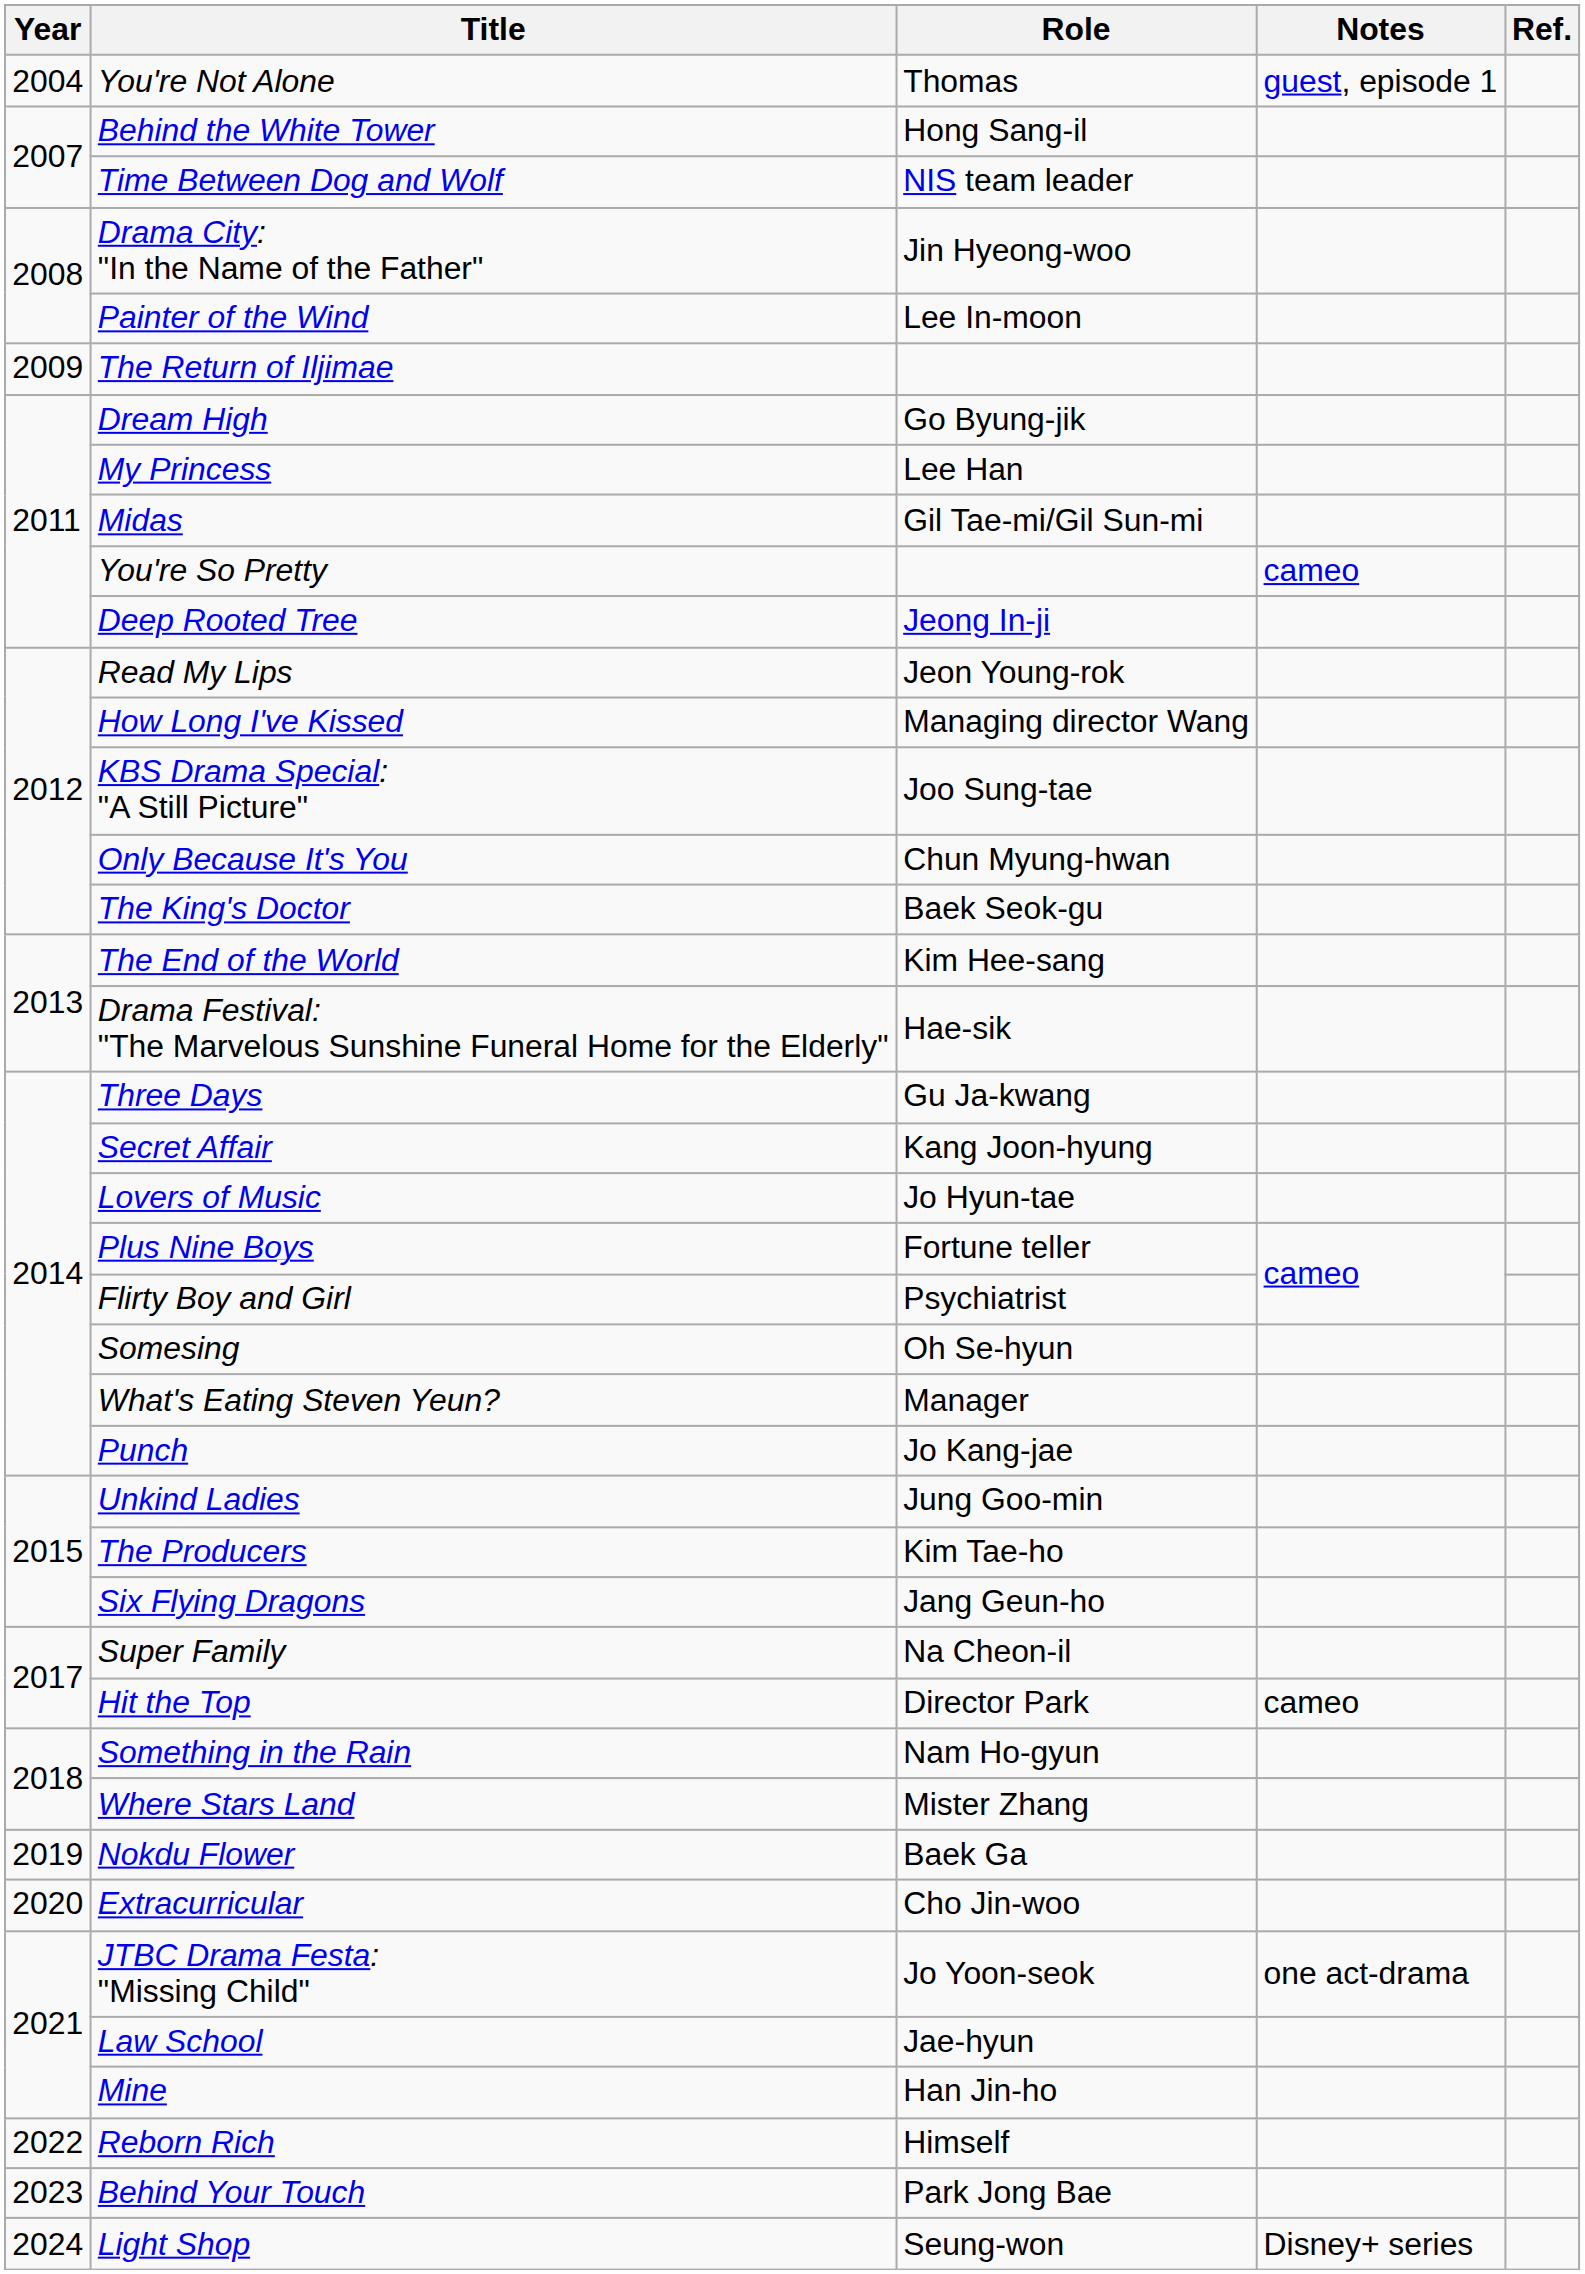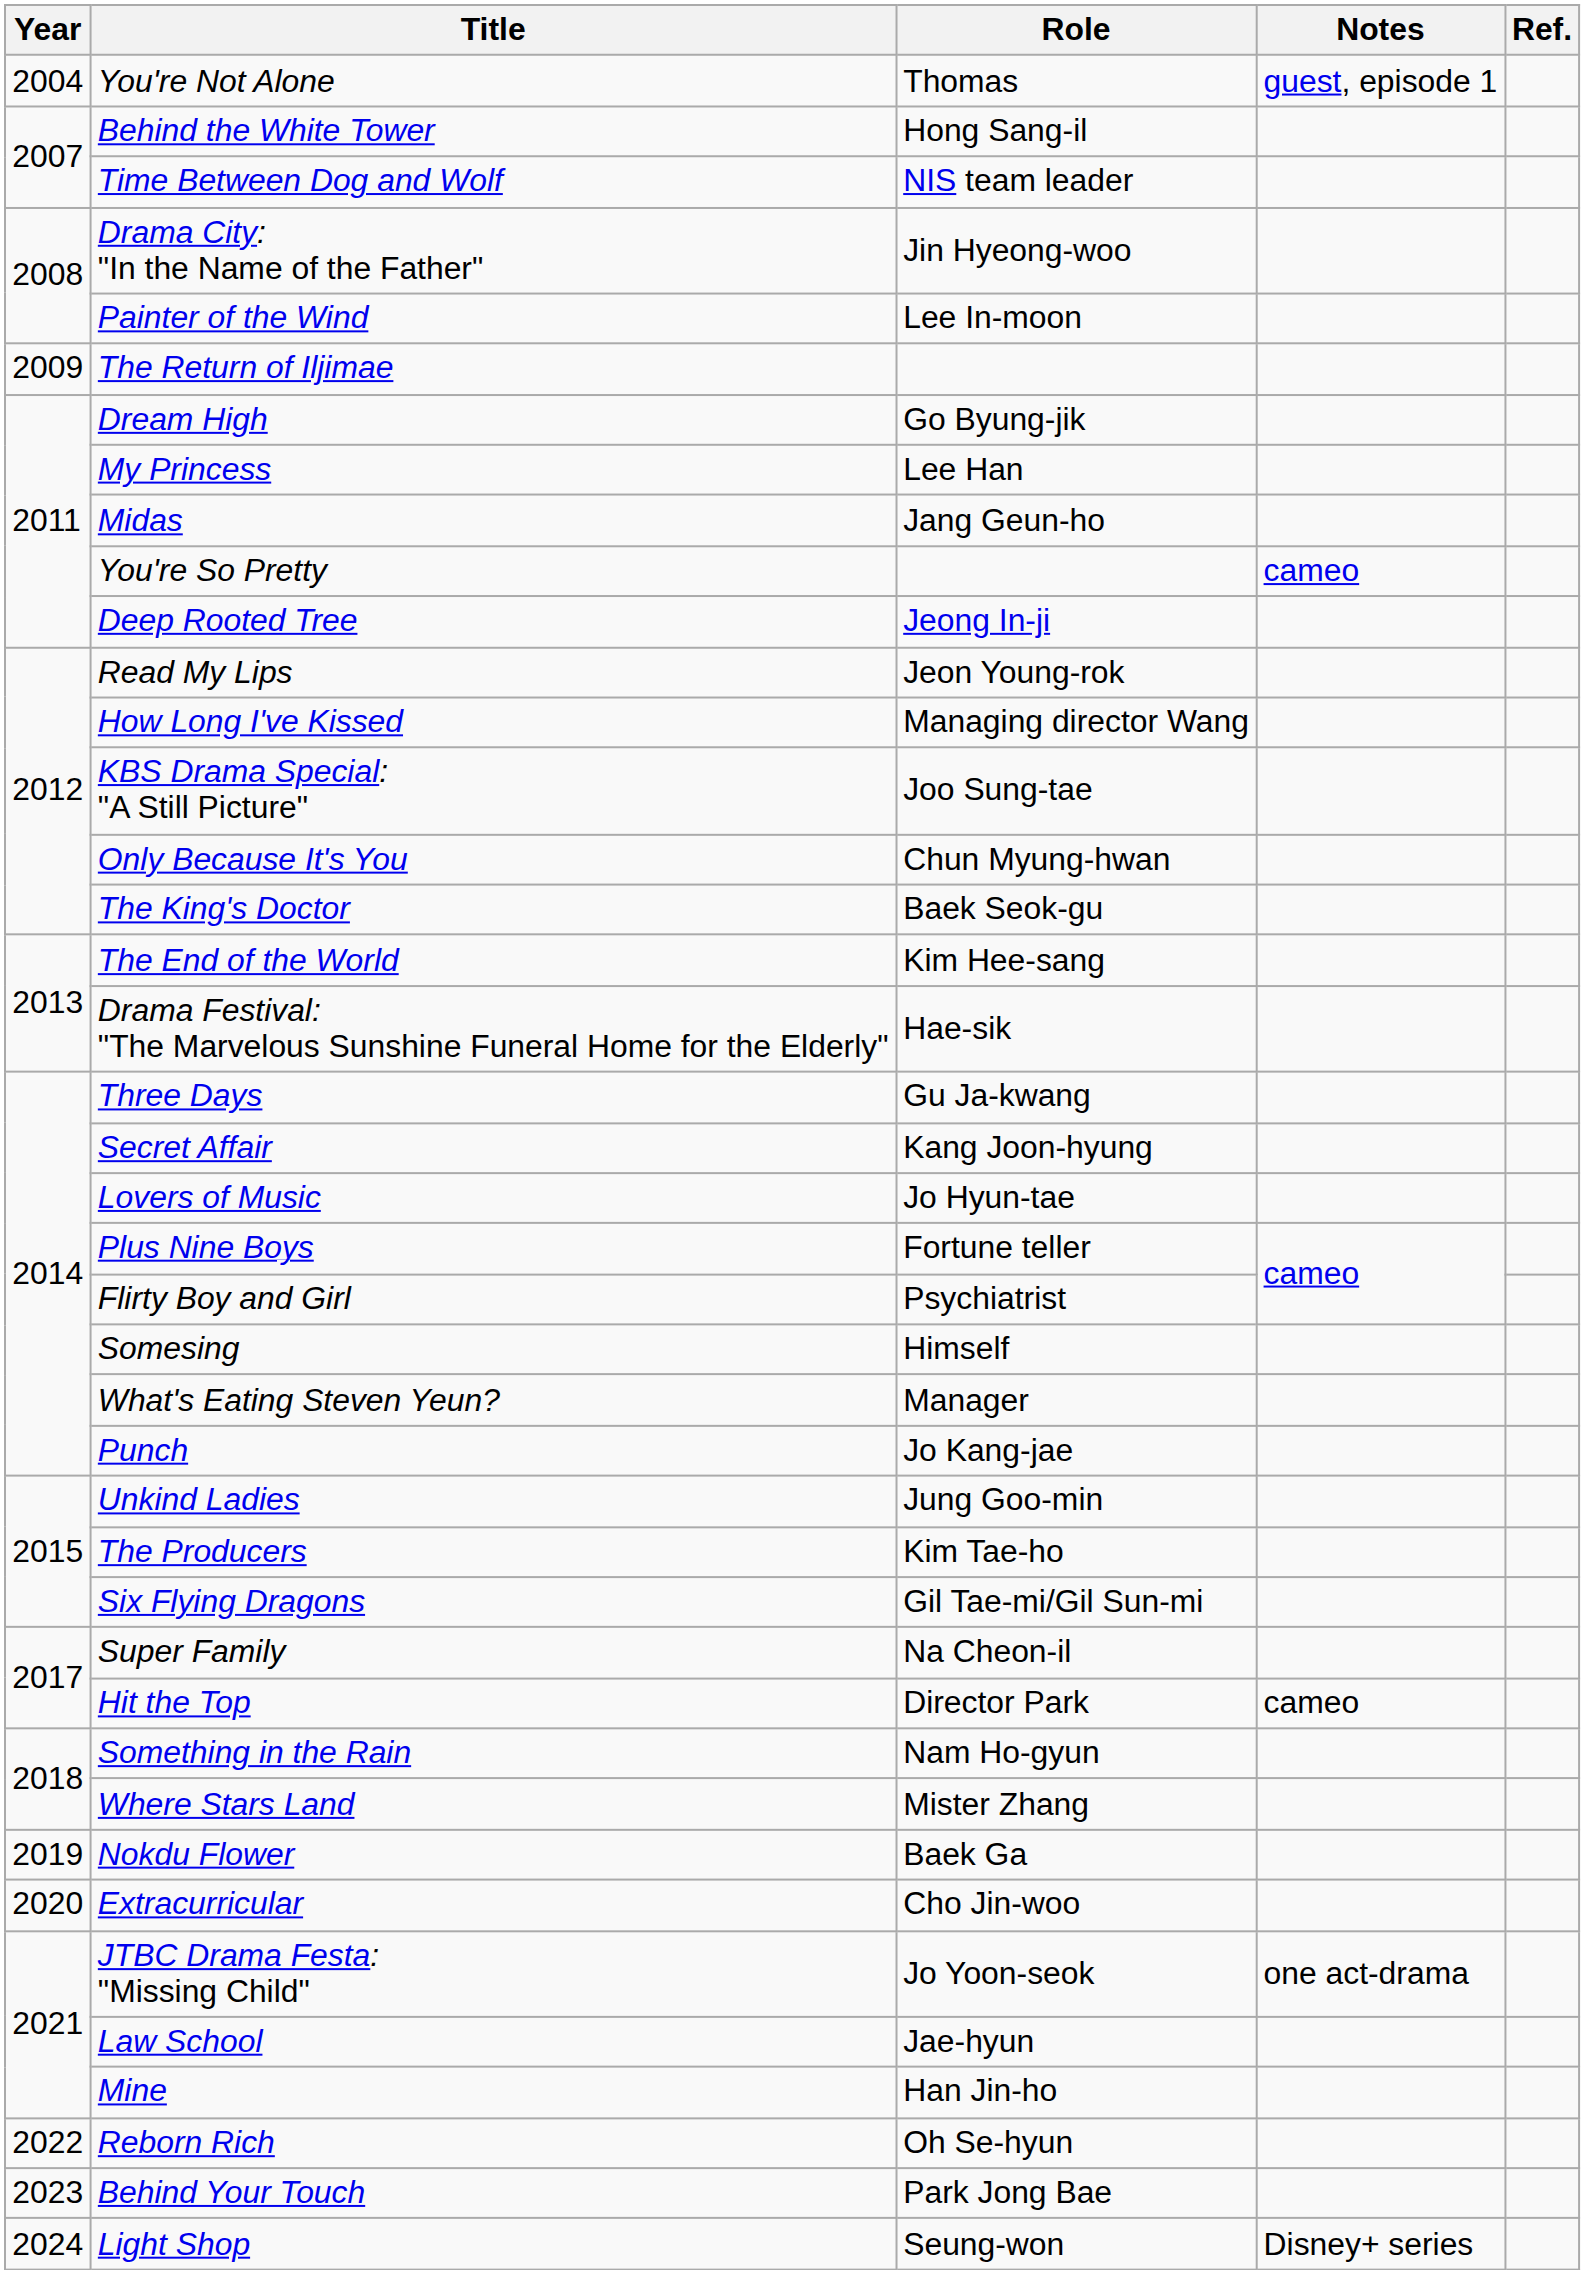(1053, 520) Gil Tae-mi/Gil Sun-mi -> (1004, 520) Jang Geun-ho
(988, 1349) Oh Se-hyun -> (956, 1349) Himself
(1004, 1601) Jang Geun-ho -> (1053, 1601) Gil Tae-mi/Gil Sun-mi
(956, 2142) Himself -> (988, 2142) Oh Se-hyun
